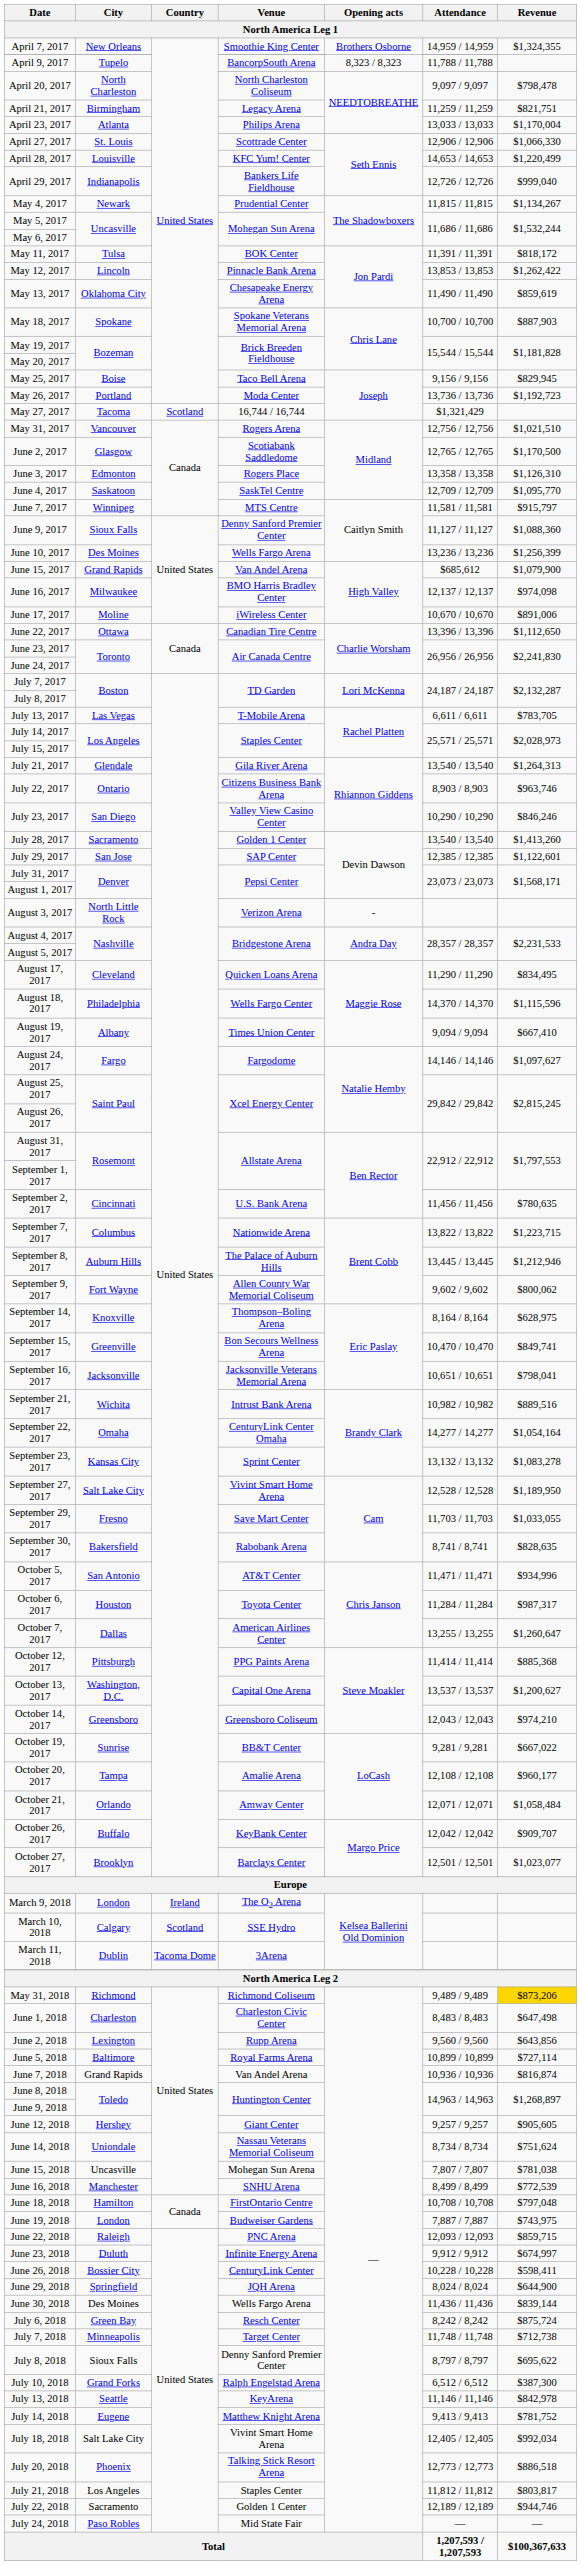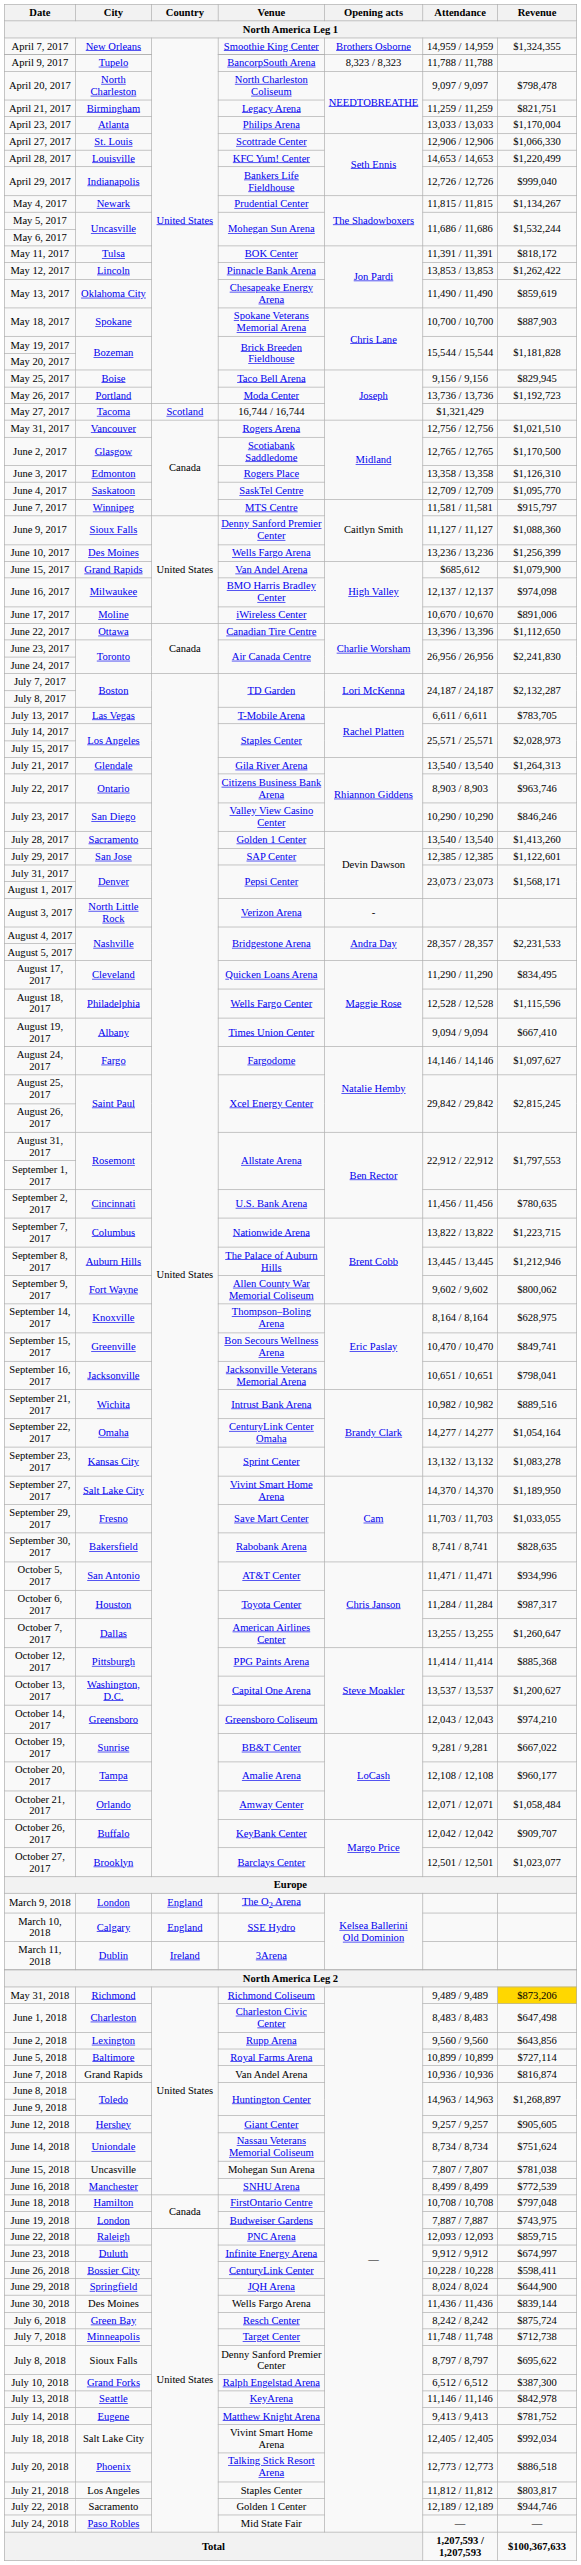(460, 1003) 14,370 / 14,370 -> (460, 1003) 12,528 / 12,528
(460, 1490) 12,528 / 12,528 -> (460, 1490) 14,370 / 14,370
(185, 1903) Ireland -> (185, 1903) England
(185, 1927) Scotland -> (185, 1927) England
(185, 1955) Tacoma Dome -> (185, 1955) Ireland
